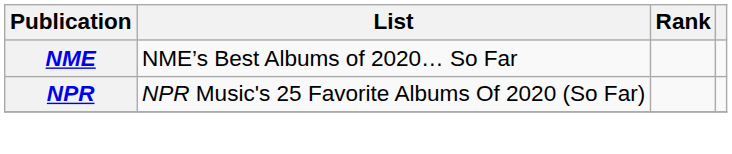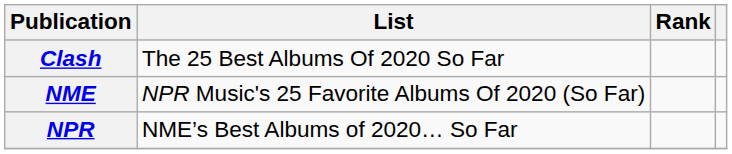+ row: (71, 58)
(330, 58) NME’s Best Albums of 2020… So Far -> (394, 93) NPR Music's 25 Favorite Albums Of 2020 (So Far)
(394, 93) NPR Music's 25 Favorite Albums Of 2020 (So Far) -> (330, 129) NME’s Best Albums of 2020… So Far
